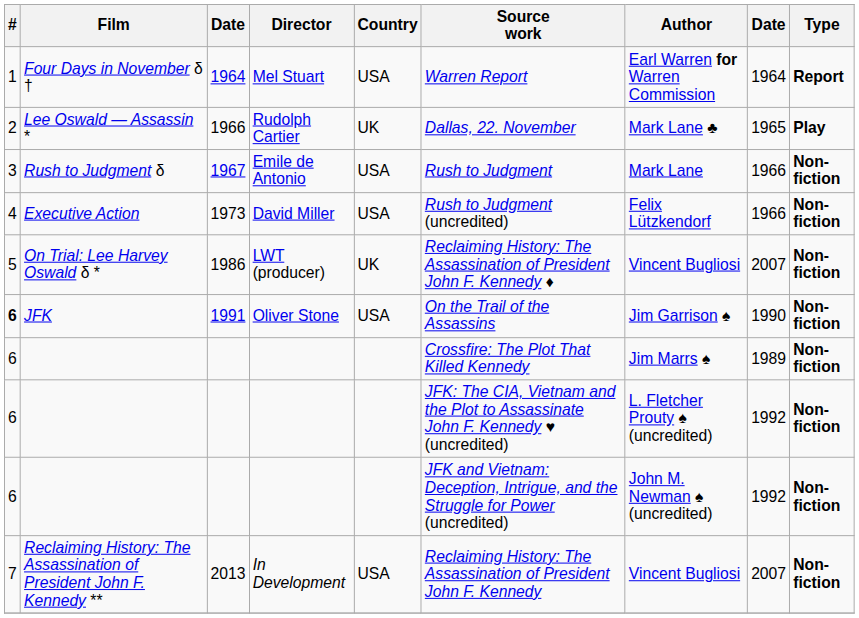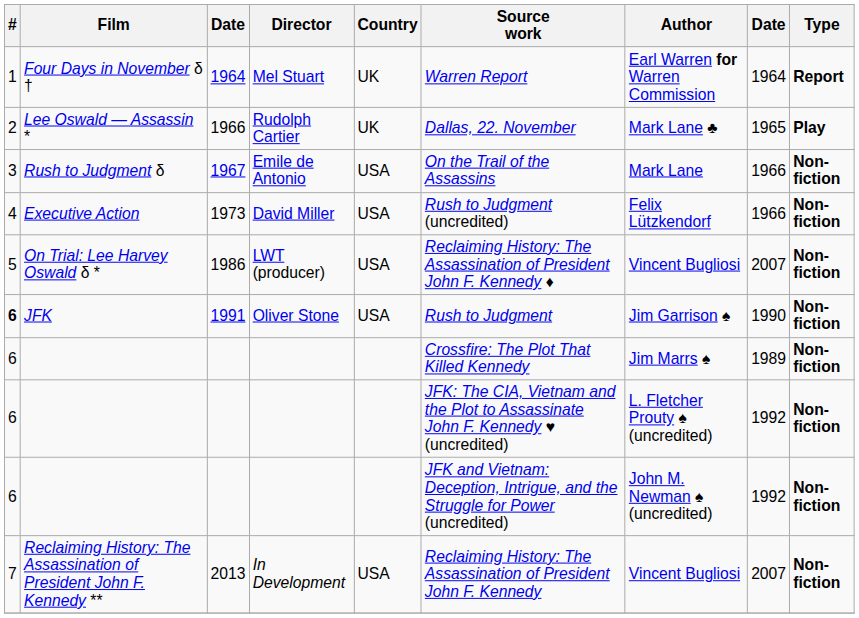(374, 77) USA -> (368, 77) UK
(488, 170) Rush to Judgment -> (487, 170) On the Trail of the Assassins
(368, 264) UK -> (374, 264) USA
(487, 316) On the Trail of the Assassins -> (488, 316) Rush to Judgment
